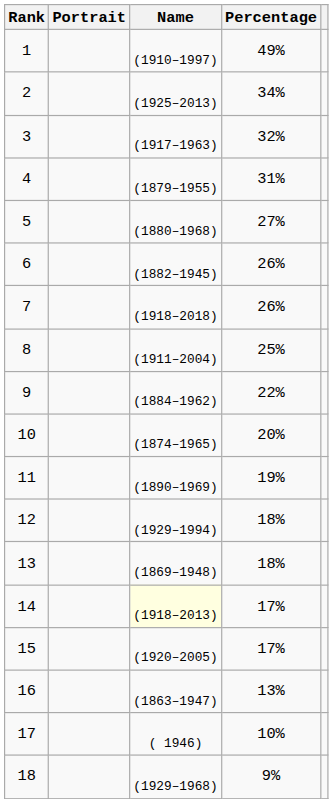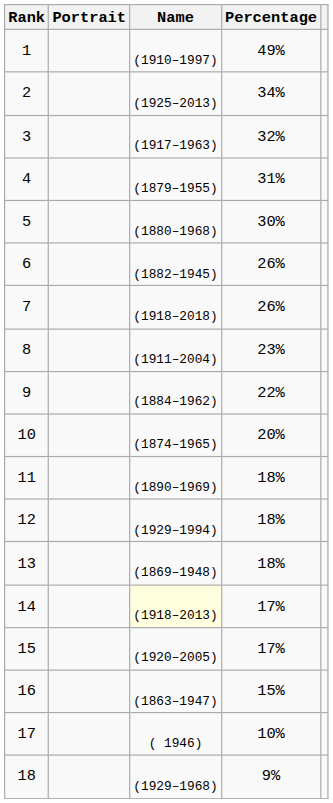(271, 222) 27% -> (271, 222) 30%
(271, 350) 25% -> (271, 350) 23%
(271, 478) 19% -> (271, 478) 18%
(271, 691) 13% -> (271, 691) 15%
